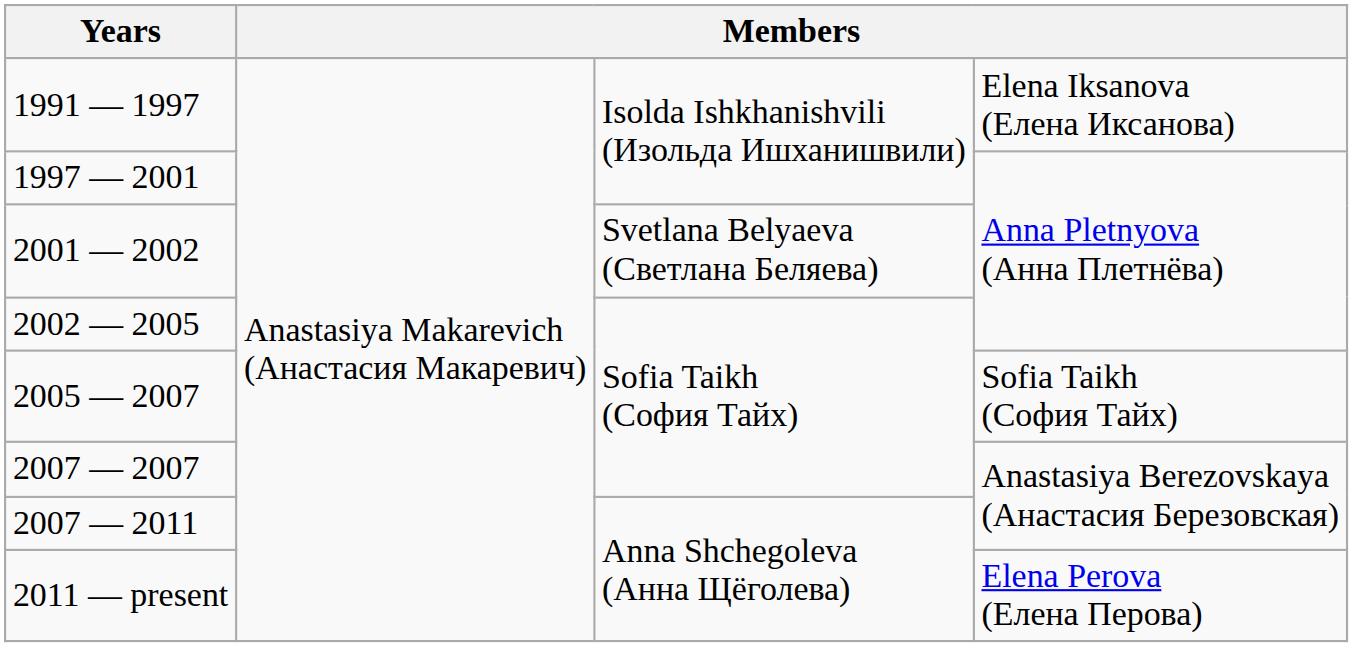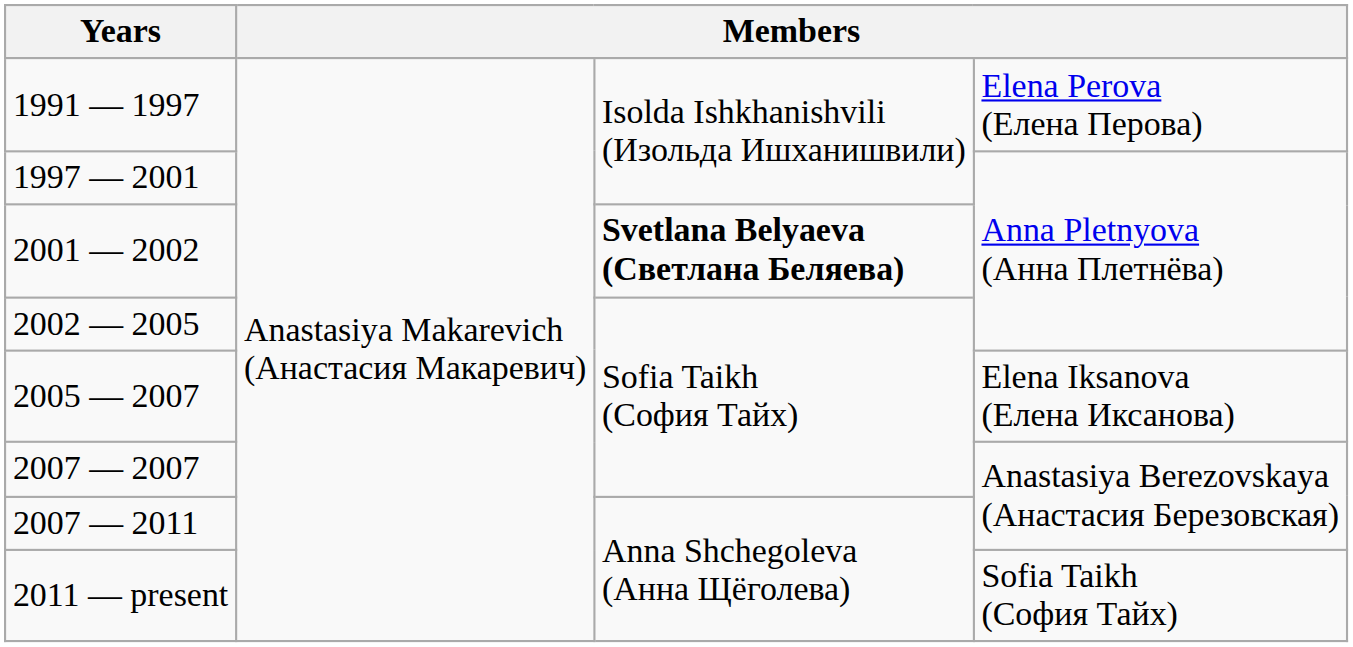(1108, 104) Elena Iksanova (Елена Иксанова) -> (1092, 104) Elena Perova (Елена Перова)
(740, 250) normal -> (753, 250) bold
(1080, 395) Sofia Taikh (София Тайх) -> (1108, 395) Elena Iksanova (Елена Иксанова)
(1092, 595) Elena Perova (Елена Перова) -> (1080, 595) Sofia Taikh (София Тайх)
